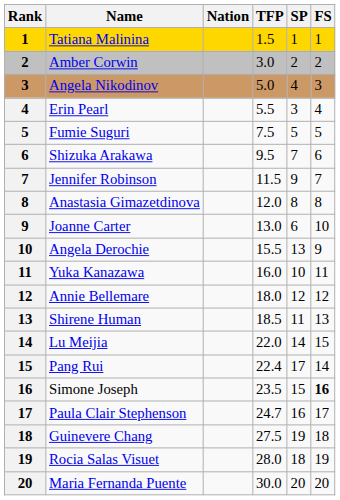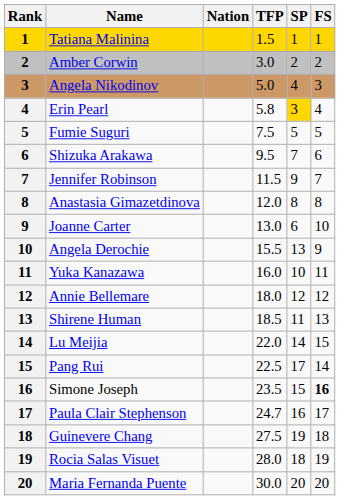(265, 109) 5.5 -> (265, 109) 5.8
(294, 109) no background -> (294, 109) gold background
(269, 366) 22.4 -> (269, 366) 22.5
